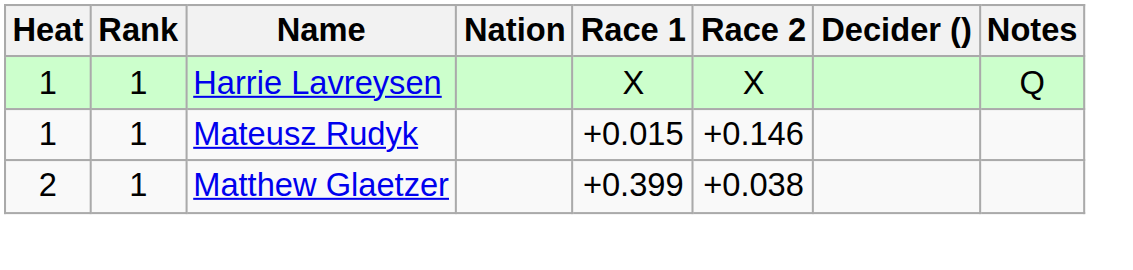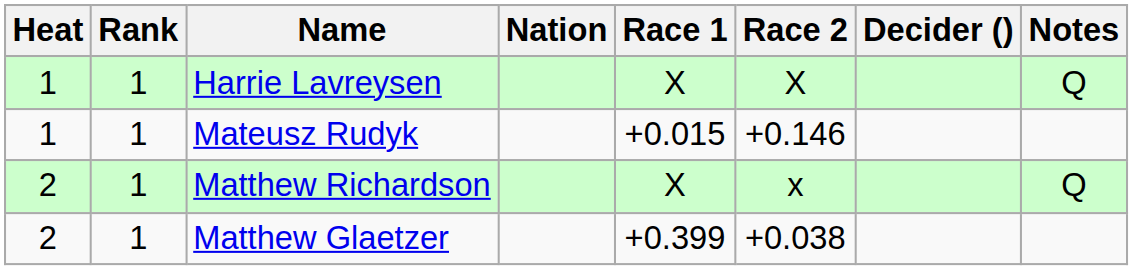+ row: (342, 185)
